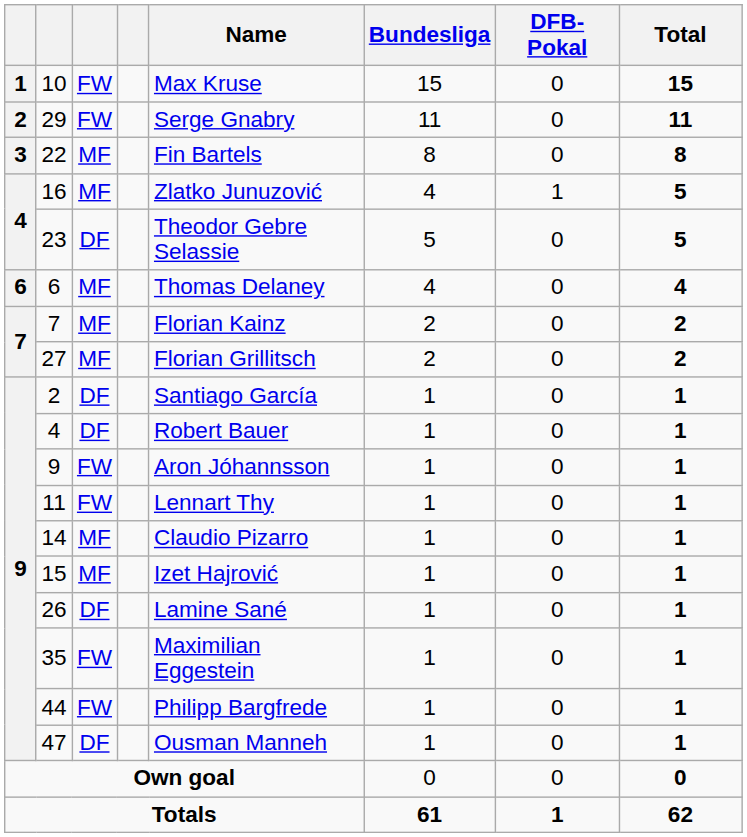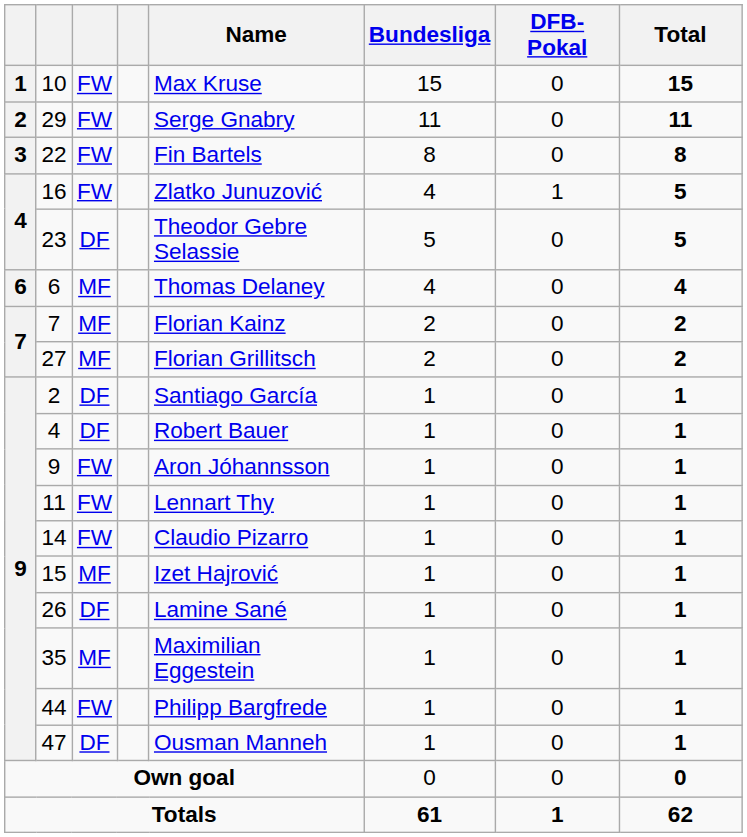(94, 155) MF -> (94, 155) FW
(94, 190) MF -> (94, 190) FW
(94, 538) MF -> (94, 538) FW
(94, 658) FW -> (94, 658) MF
